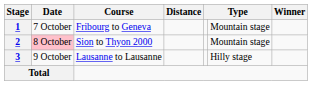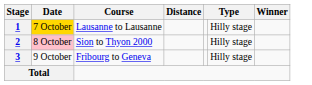(52, 27) no background -> (52, 27) gold background
(113, 27) Fribourg to Geneva -> (119, 27) Lausanne to Lausanne
(240, 27) Mountain stage -> (231, 27) Hilly stage
(240, 42) Mountain stage -> (231, 42) Hilly stage
(119, 57) Lausanne to Lausanne -> (113, 57) Fribourg to Geneva
